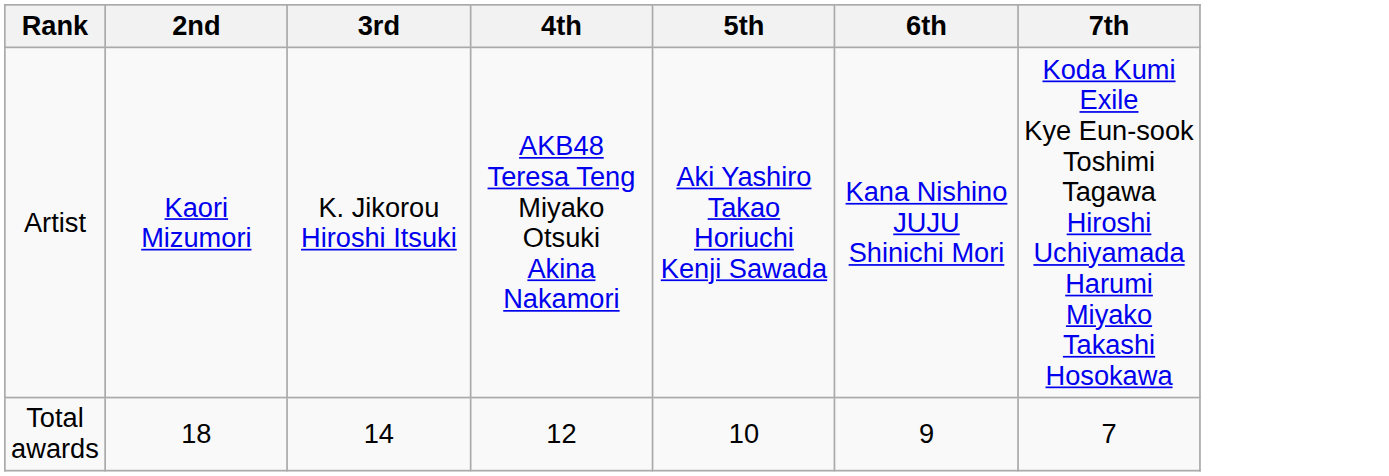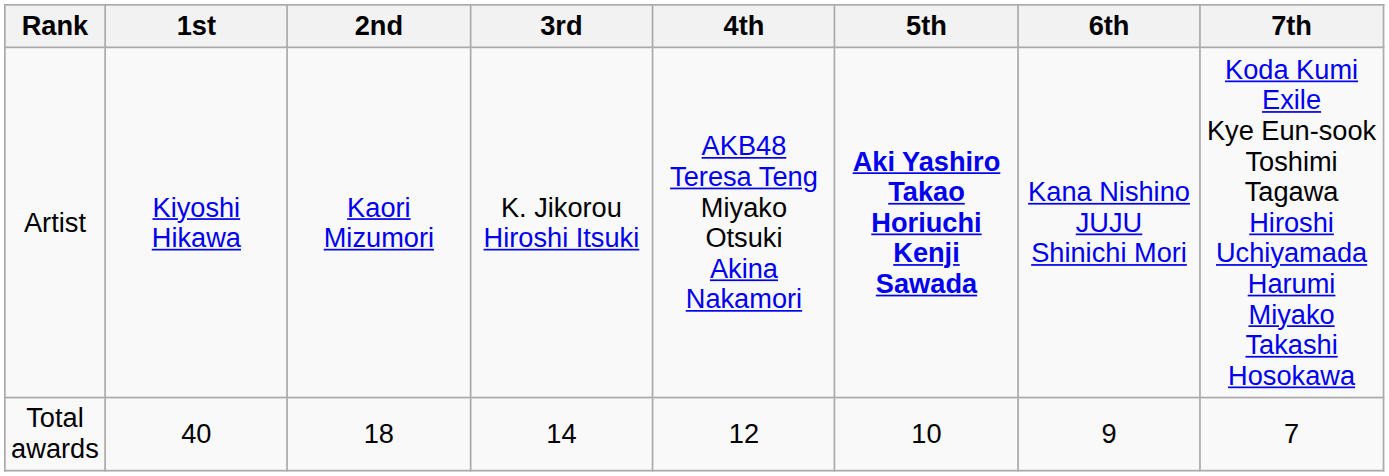+ column: (196, 26)
(744, 222) normal -> (926, 222) bold
